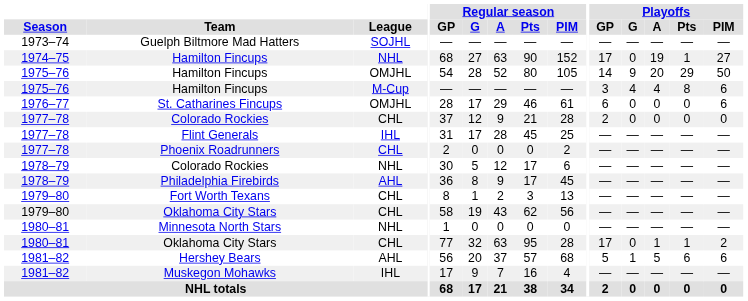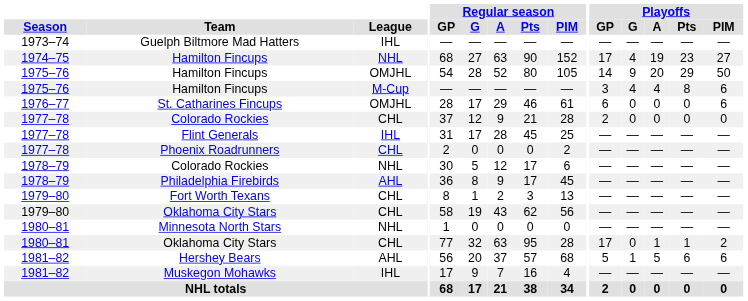(390, 42) SOJHL -> (390, 42) IHL
(633, 58) 0 -> (633, 58) 4
(687, 58) 1 -> (687, 58) 23
